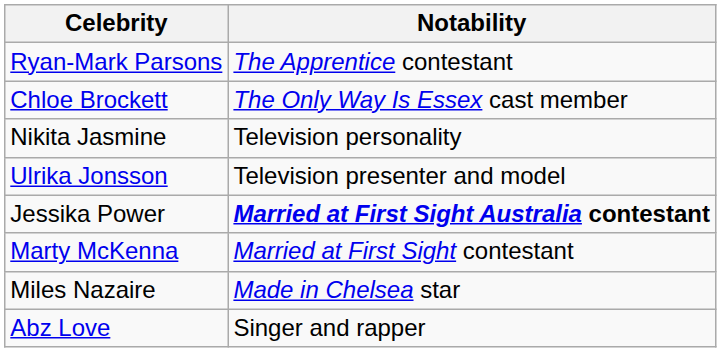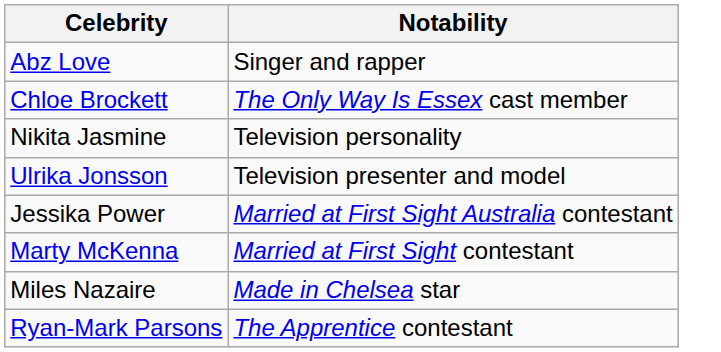rows swapped: (60, 328) <-> (116, 61)
(472, 213) bold -> (453, 213) normal
